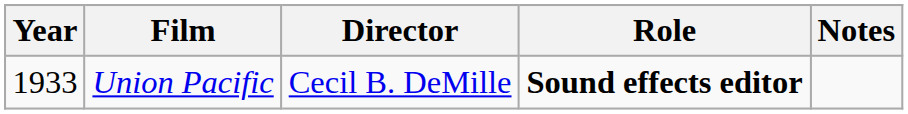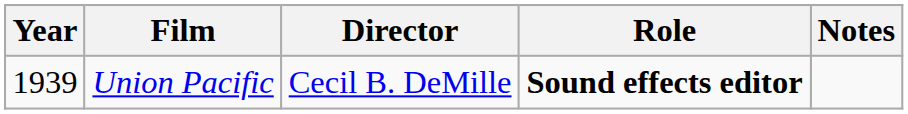(45, 81) 1933 -> (45, 81) 1939
